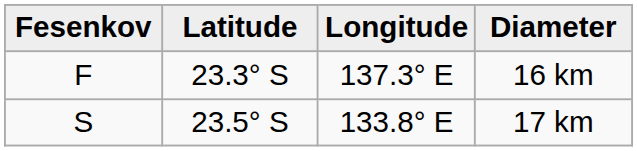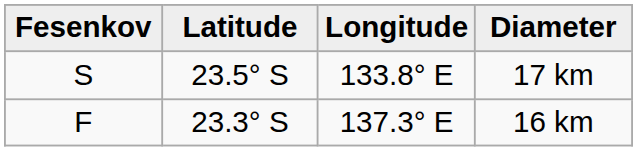rows swapped: (553, 74) <-> (553, 121)
